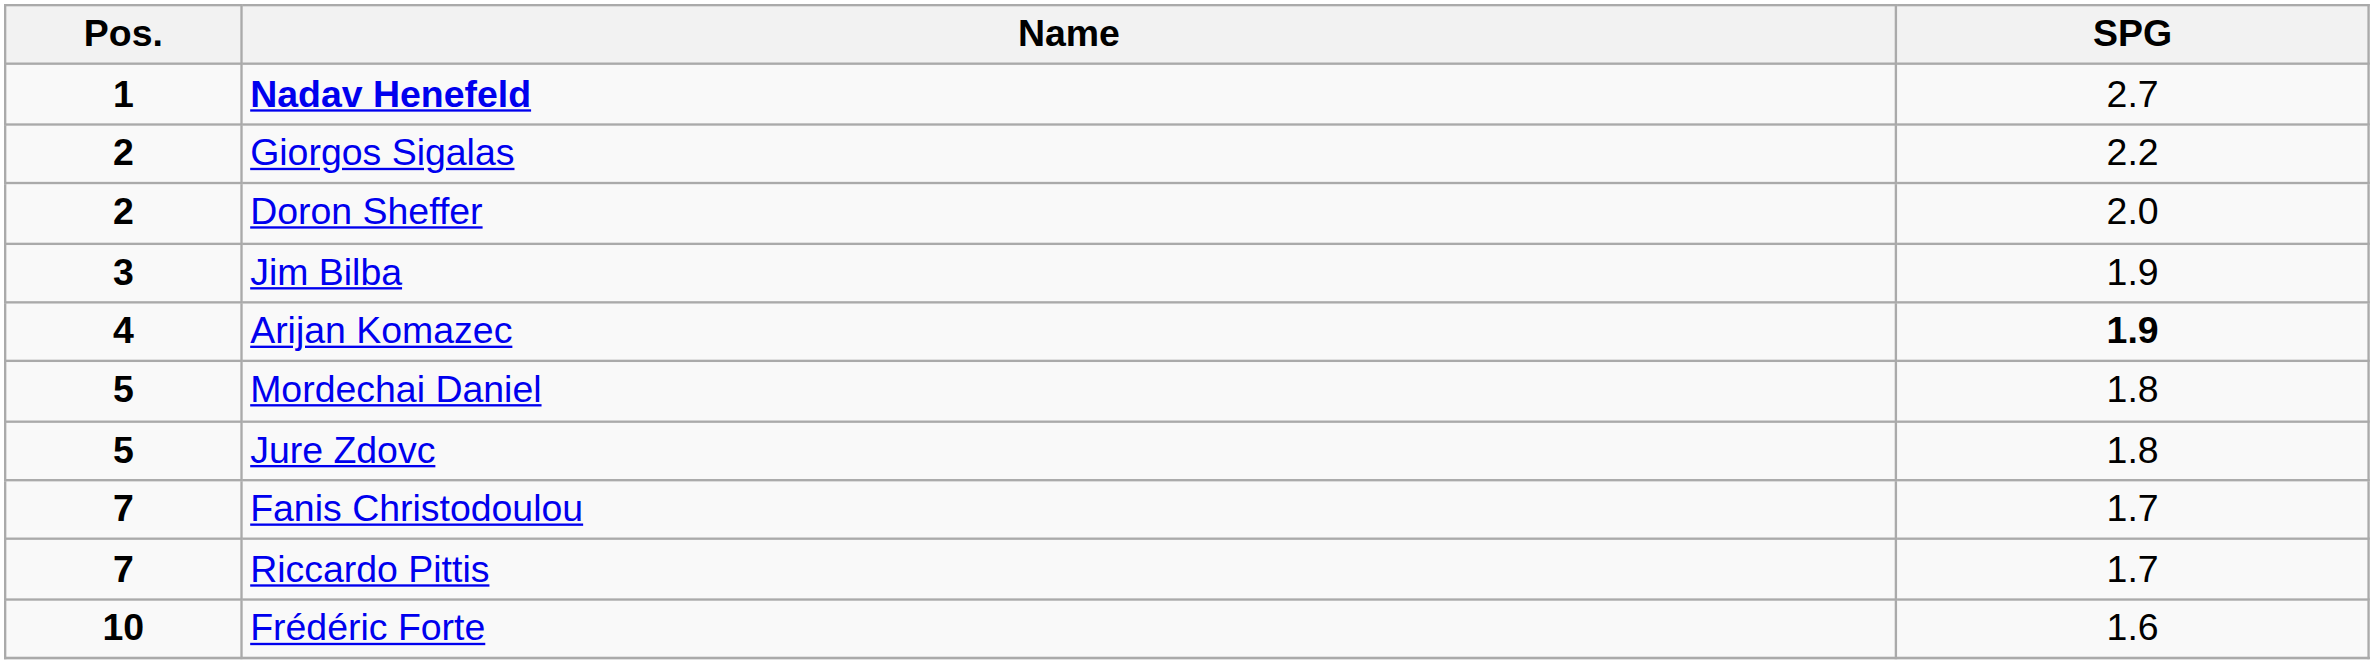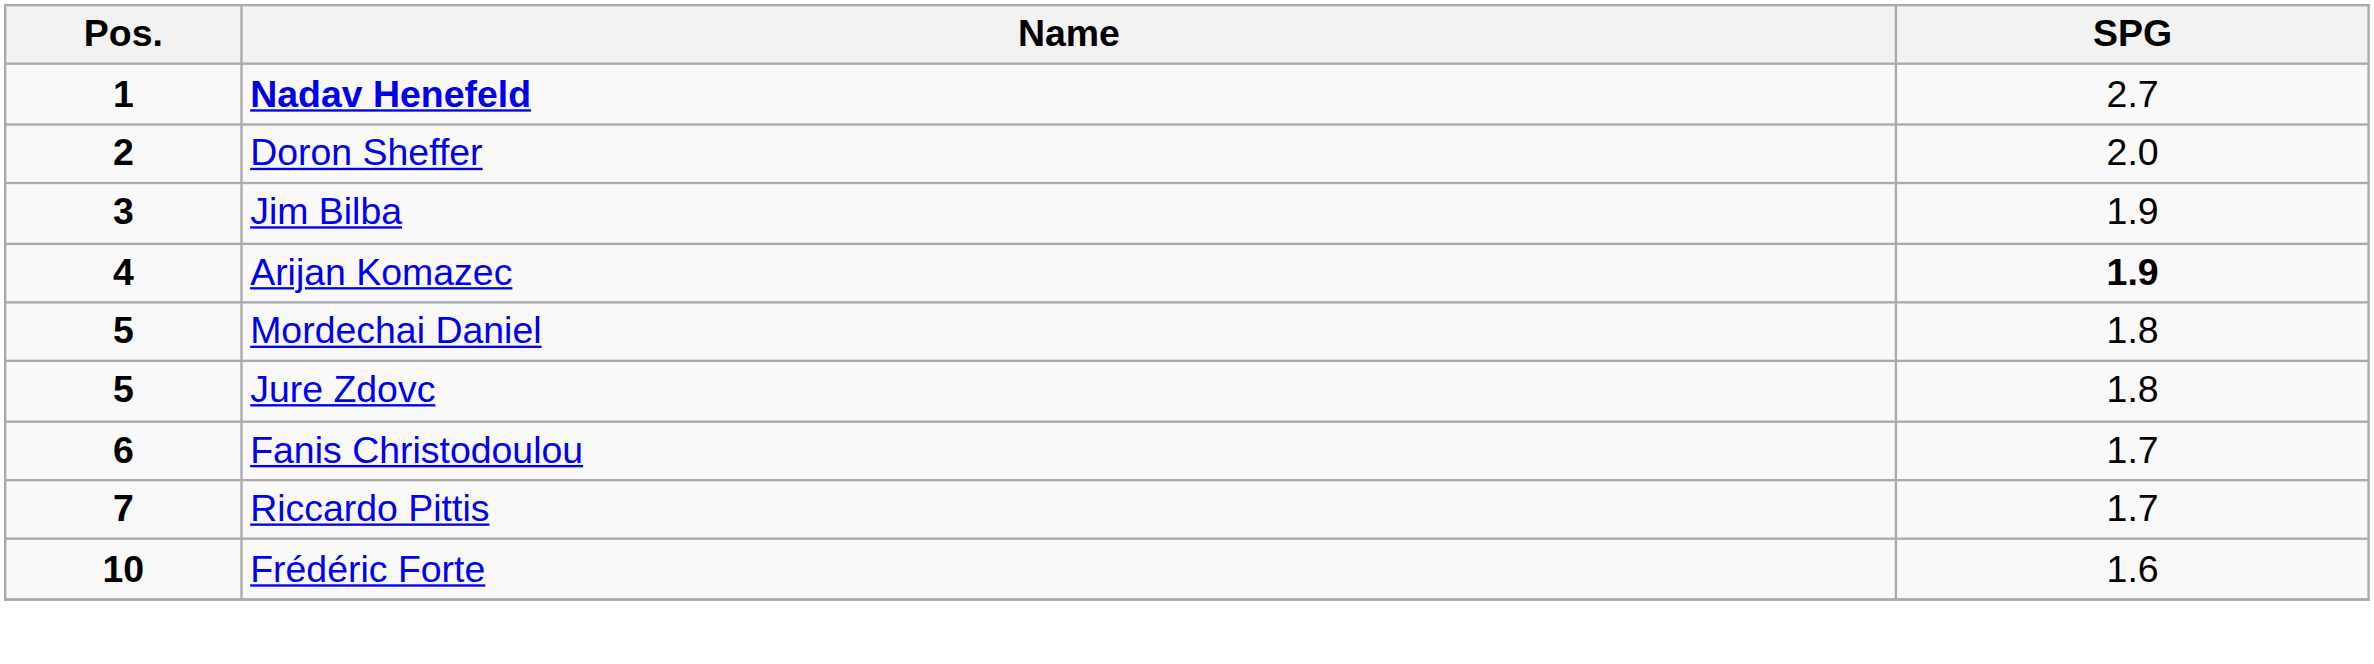- row: (382, 152)
(123, 509) 7 -> (123, 449) 6
